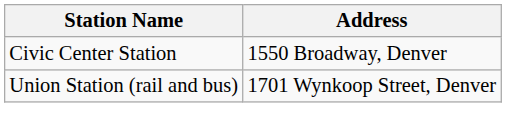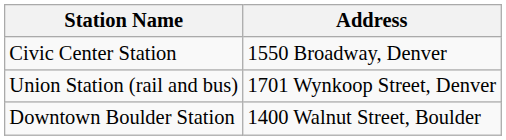+ row: (122, 118)
